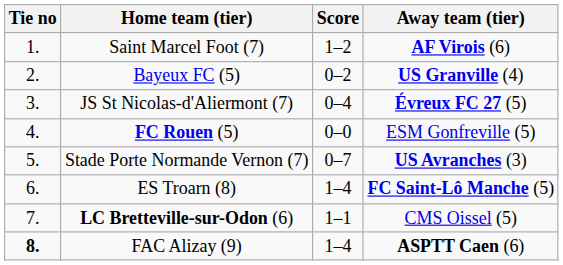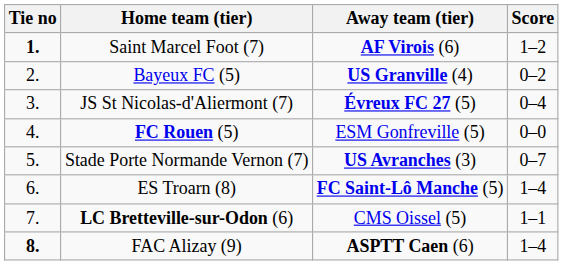columns swapped: (338, 18) <-> (461, 18)
(33, 47) normal -> (33, 47) bold
